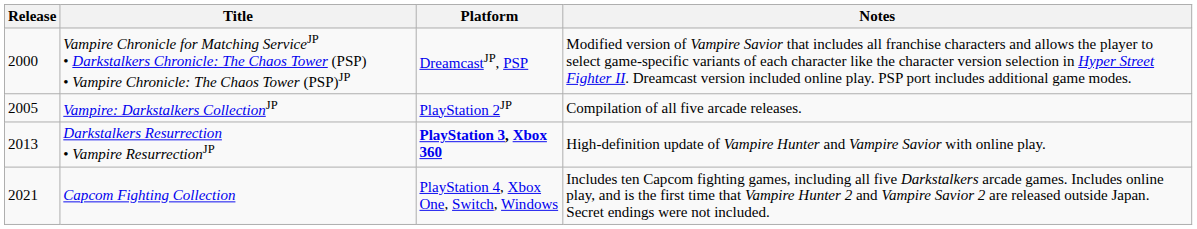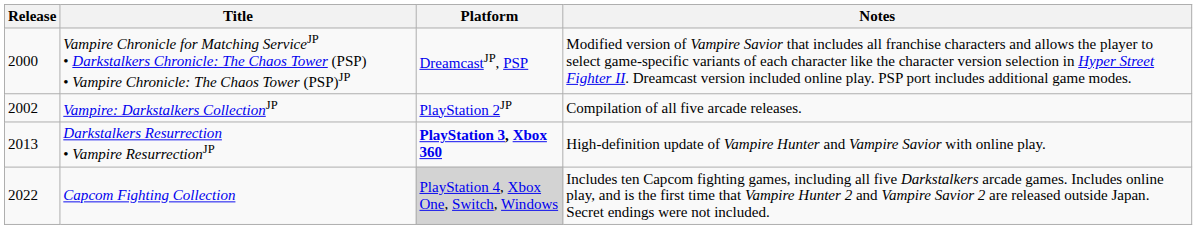(23, 108) 2005 -> (23, 108) 2002
(23, 195) 2021 -> (23, 195) 2022
(489, 195) no background -> (489, 195) lightgrey background
